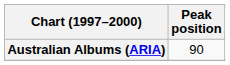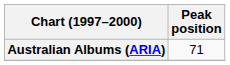(196, 49) 90 -> (196, 49) 71
